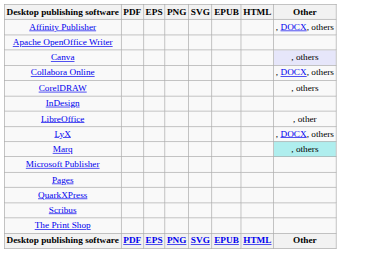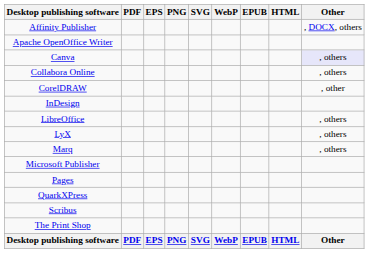+ column: (226, 11)
(305, 72) , DOCX, others -> (333, 72) , others
(305, 88) , others -> (333, 88) , other
(305, 118) , other -> (333, 118) , others
(305, 133) , DOCX, others -> (333, 133) , others
(305, 149) paleturquoise background -> (333, 149) no background
